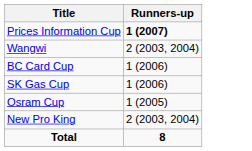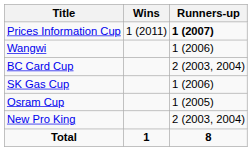+ column: (146, 13)
(162, 48) 2 (2003, 2004) -> (193, 48) 1 (2006)
(147, 66) 1 (2006) -> (208, 66) 2 (2003, 2004)
